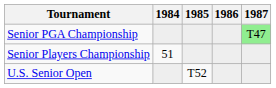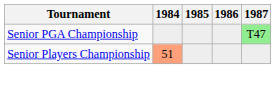(167, 54) no background -> (167, 54) lightsalmon background
- row: (50, 73)
